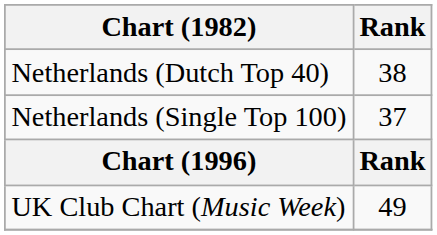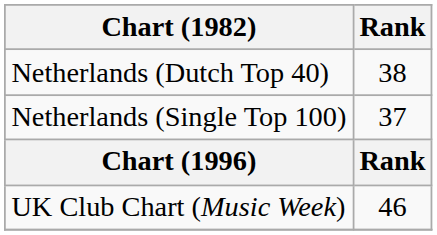(392, 206) 49 -> (392, 206) 46
